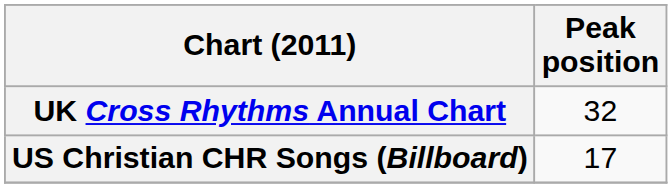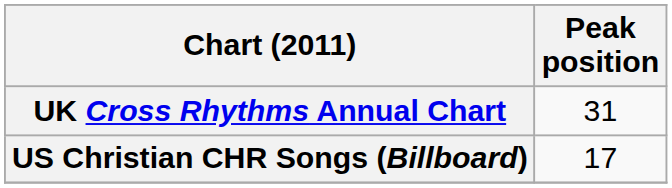(600, 110) 32 -> (600, 110) 31
